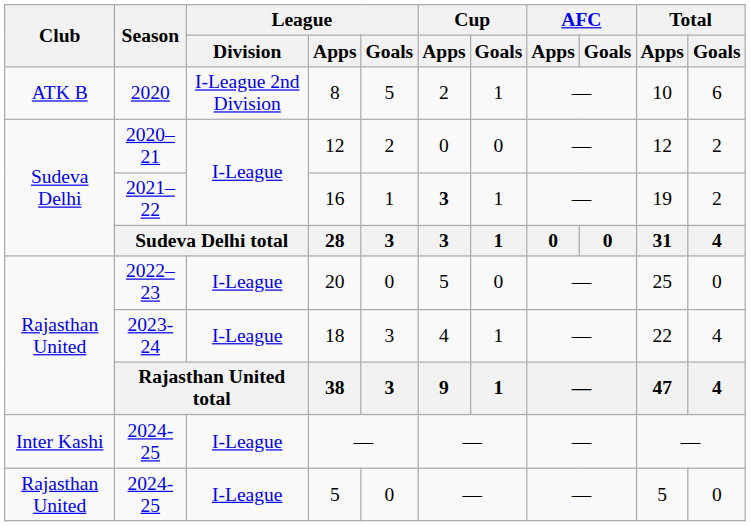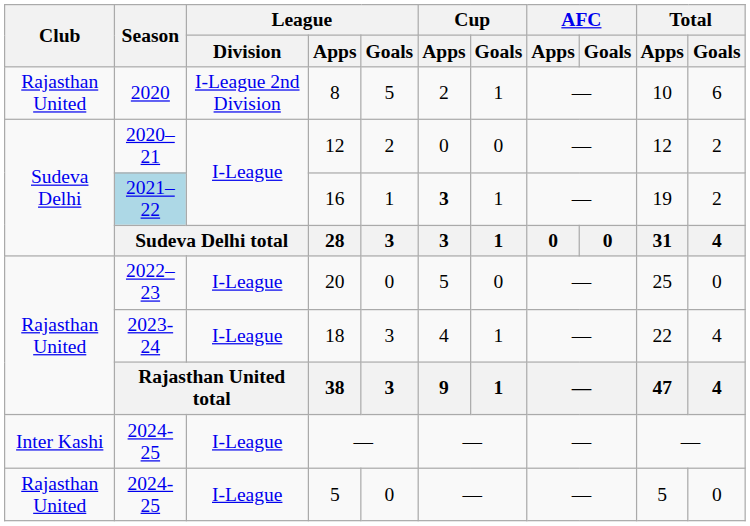(60, 92) ATK B -> (60, 92) Rajasthan United
(150, 198) no background -> (150, 198) lightblue background
